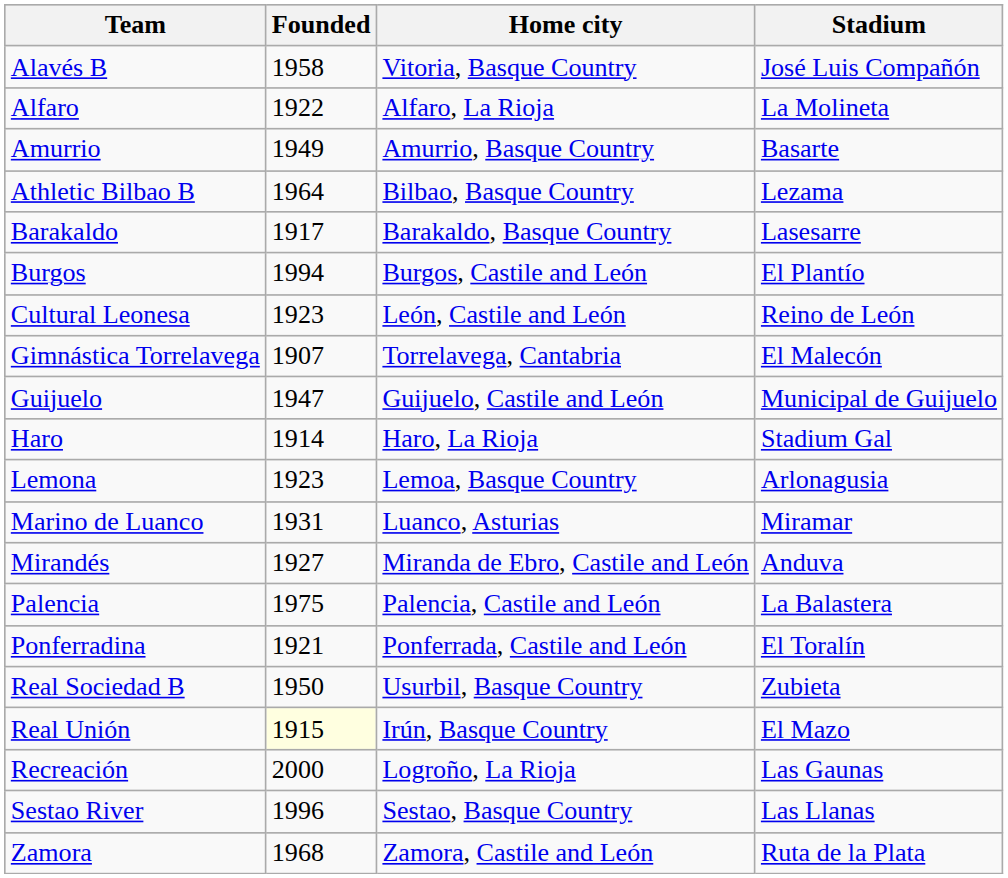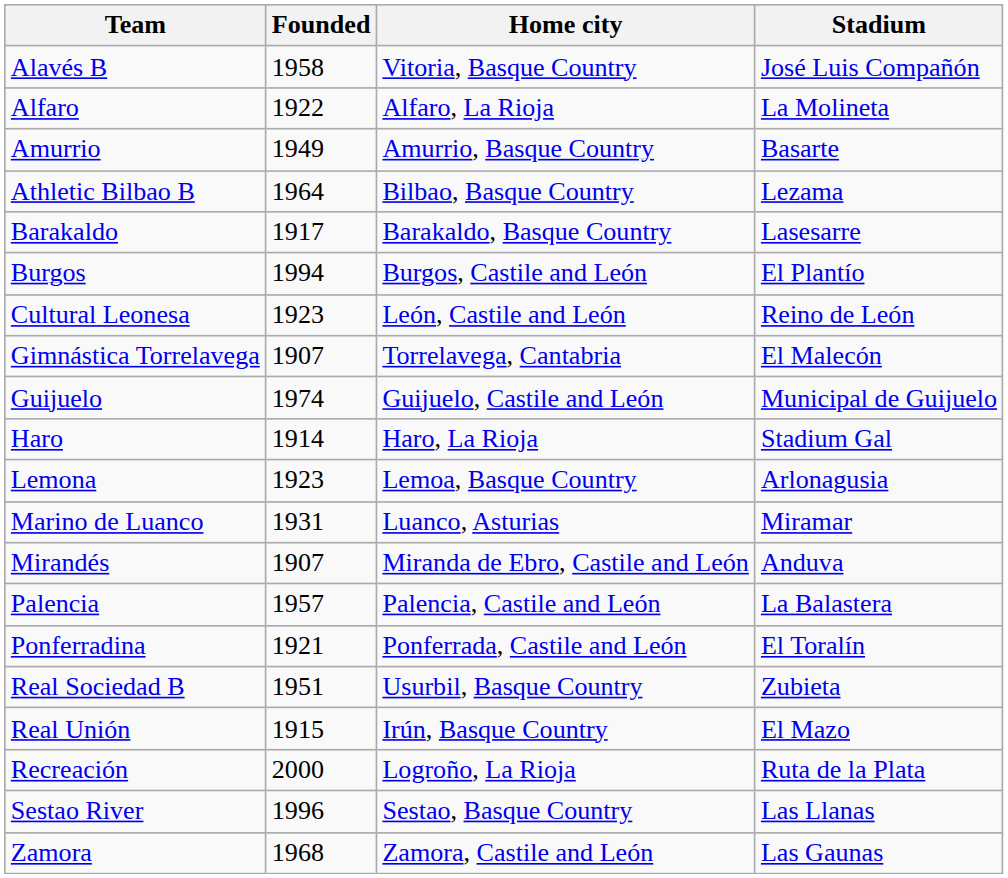(298, 397) 1947 -> (298, 397) 1974
(298, 562) 1927 -> (298, 562) 1907
(298, 604) 1975 -> (298, 604) 1957
(298, 686) 1950 -> (298, 686) 1951
(298, 728) lightyellow background -> (298, 728) no background
(822, 769) Las Gaunas -> (843, 769) Ruta de la Plata
(843, 852) Ruta de la Plata -> (822, 852) Las Gaunas
